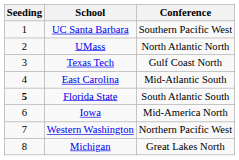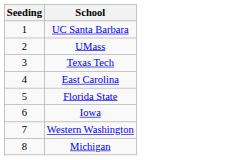- column: (185, 12)
(24, 96) bold -> (24, 96) normal
